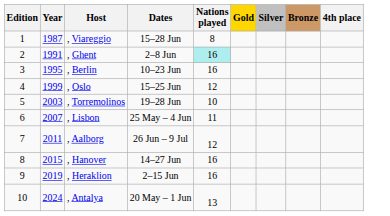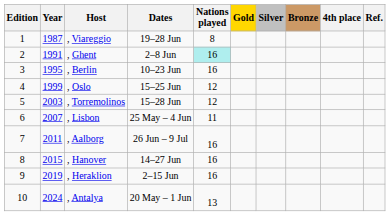+ column: (374, 17)
(161, 39) 15–28 Jun -> (161, 39) 19–28 Jun
(161, 102) 19–28 Jun -> (161, 102) 15–28 Jun
(212, 102) 10 -> (212, 102) 12
(212, 144) 12 -> (212, 144) 16
